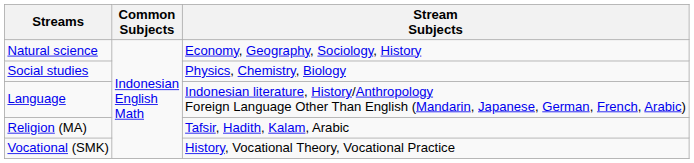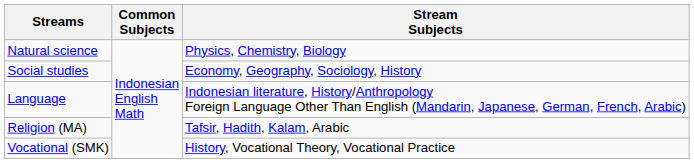(303, 50) Economy, Geography, Sociology, History -> (266, 50) Physics, Chemistry, Biology
(266, 71) Physics, Chemistry, Biology -> (303, 71) Economy, Geography, Sociology, History
